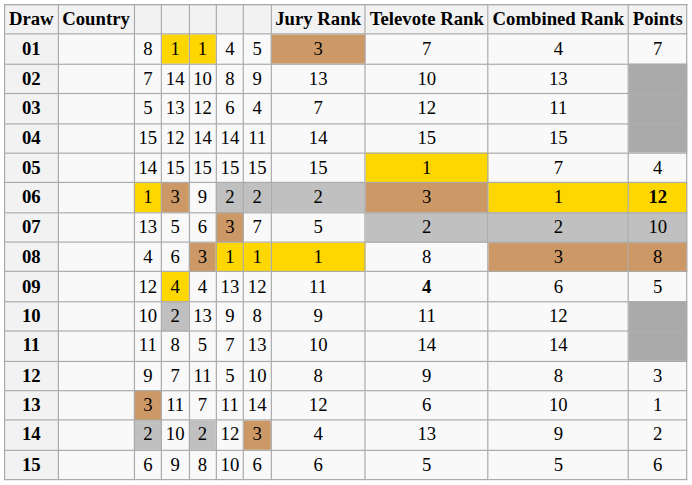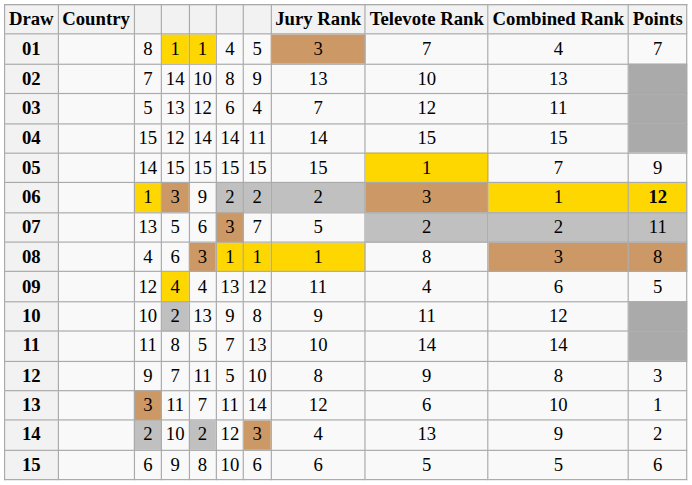(658, 167) 4 -> (658, 167) 9
(658, 227) 10 -> (658, 227) 11
(427, 286) bold -> (427, 286) normal
